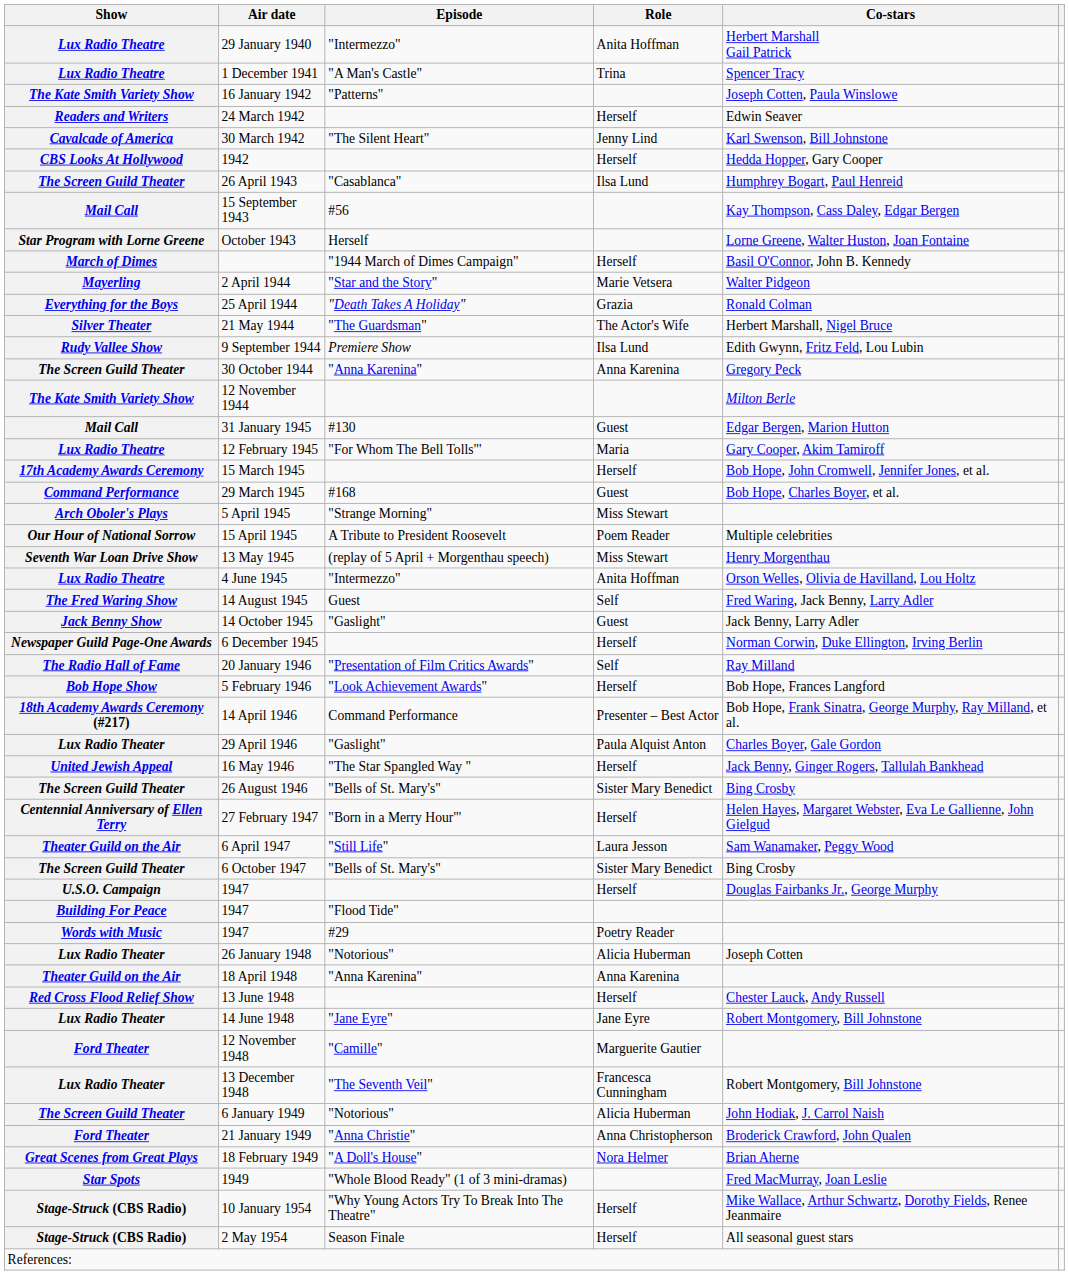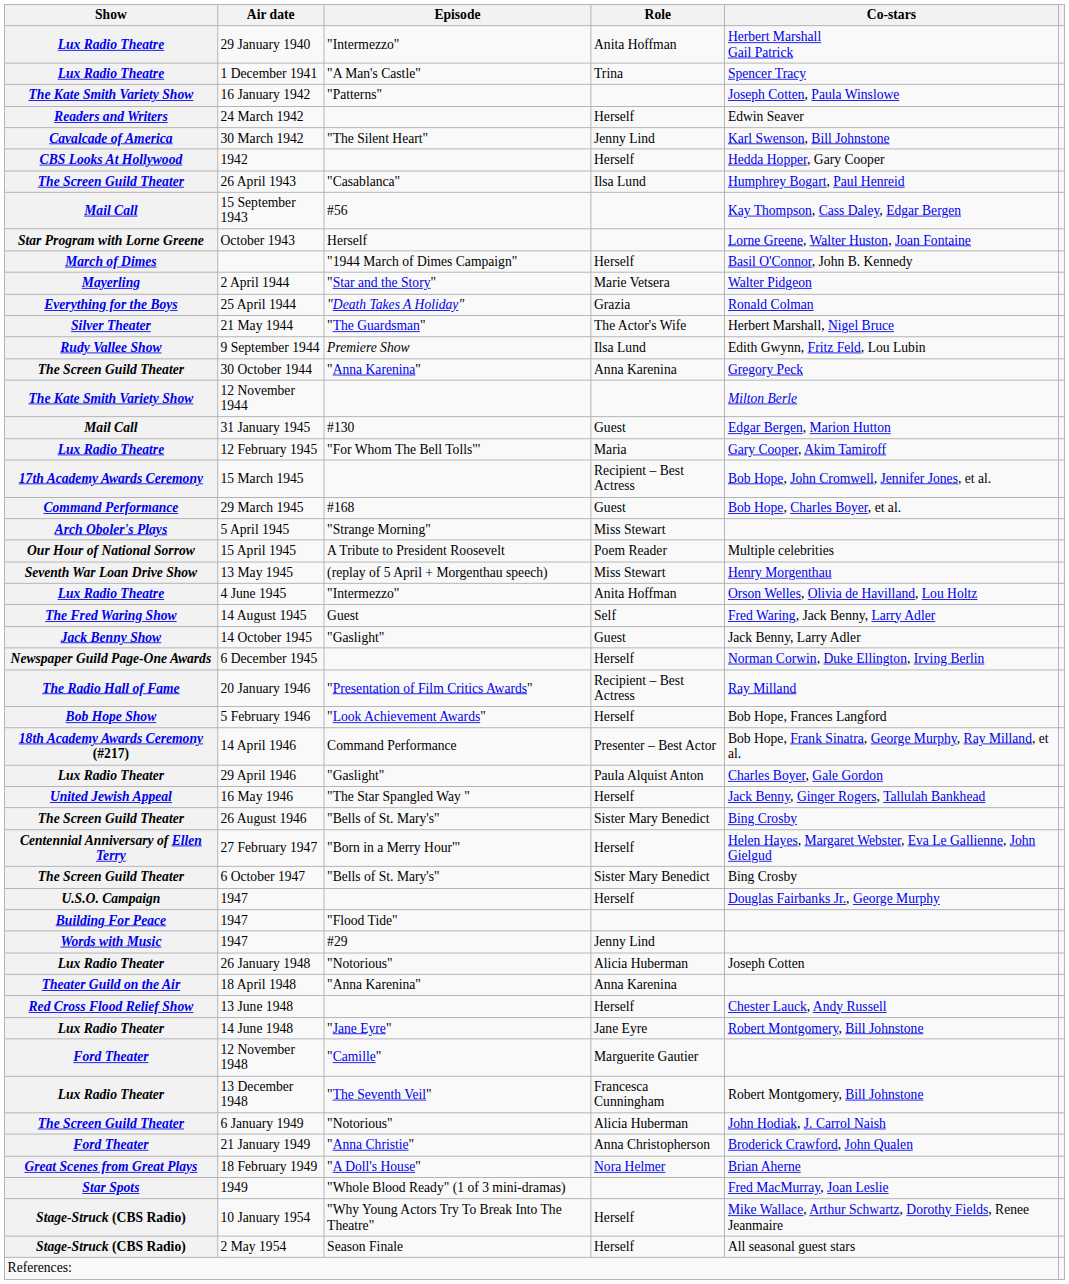(617, 470) Herself -> (639, 478) Recipient – Best Actress
(608, 665) Self -> (639, 688) Recipient – Best Actress
- row: (256, 846)
(635, 932) Poetry Reader -> (624, 941) Jenny Lind
